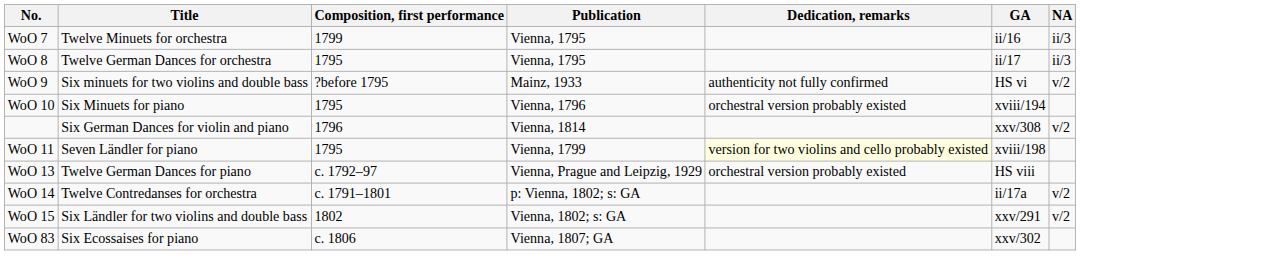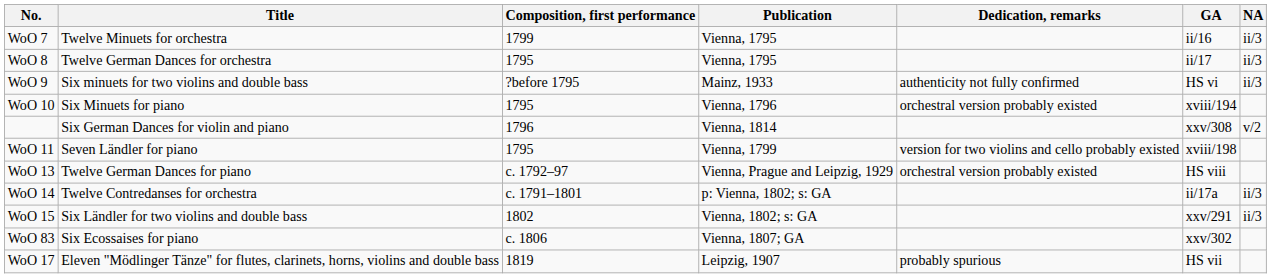(1061, 82) v/2 -> (1252, 82) ii/3
(848, 149) lightyellow background -> (1039, 149) no background
(1061, 194) v/2 -> (1252, 194) ii/3
(1061, 216) v/2 -> (1252, 216) ii/3
+ row: (31, 261)
